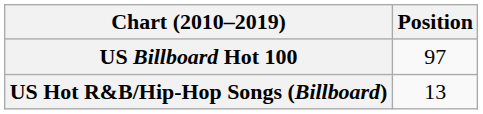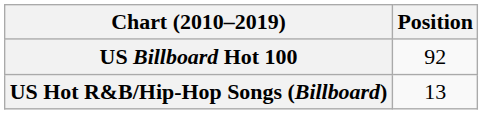(435, 56) 97 -> (435, 56) 92
